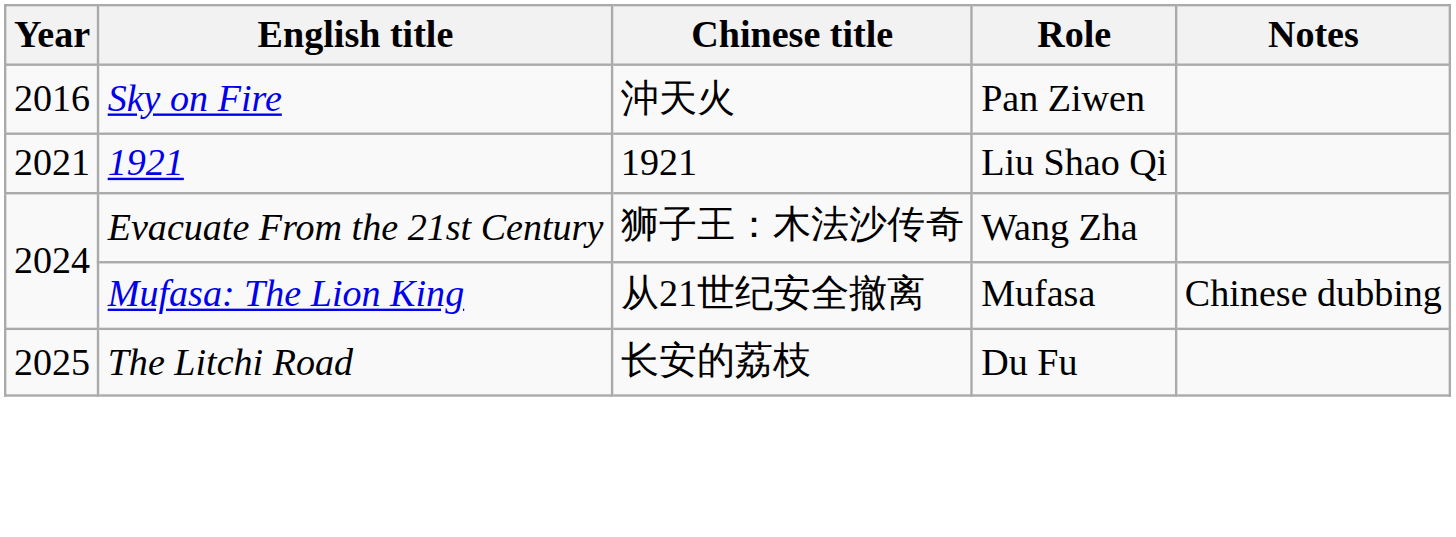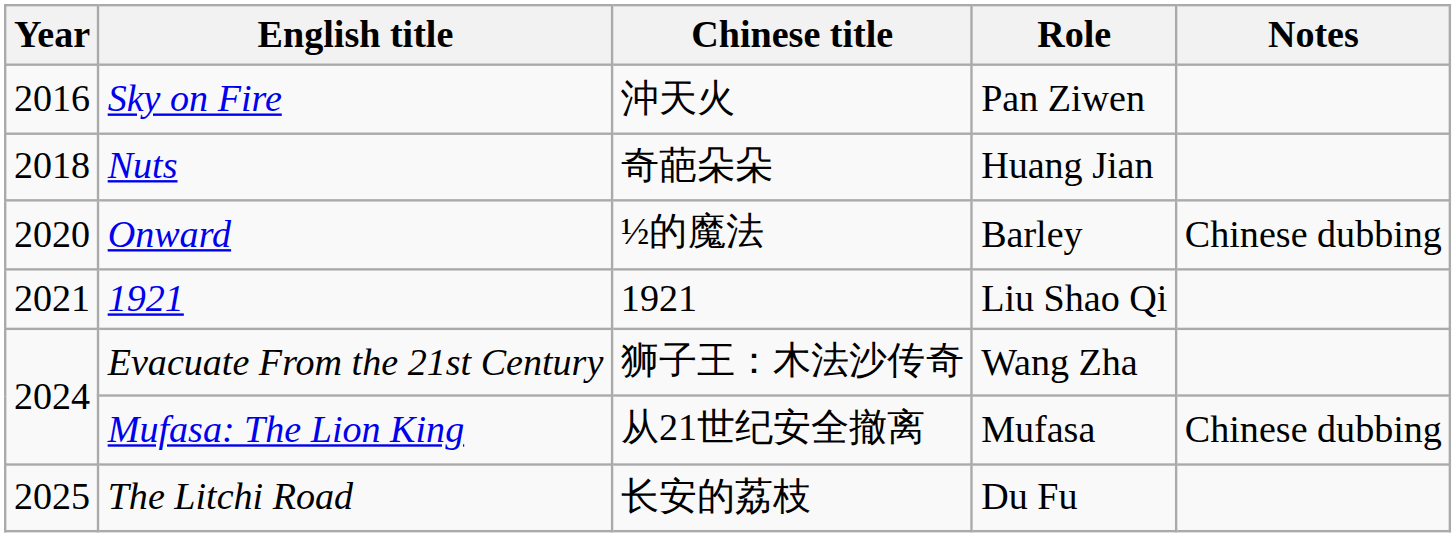+ row: (143, 166)
+ row: (169, 233)
